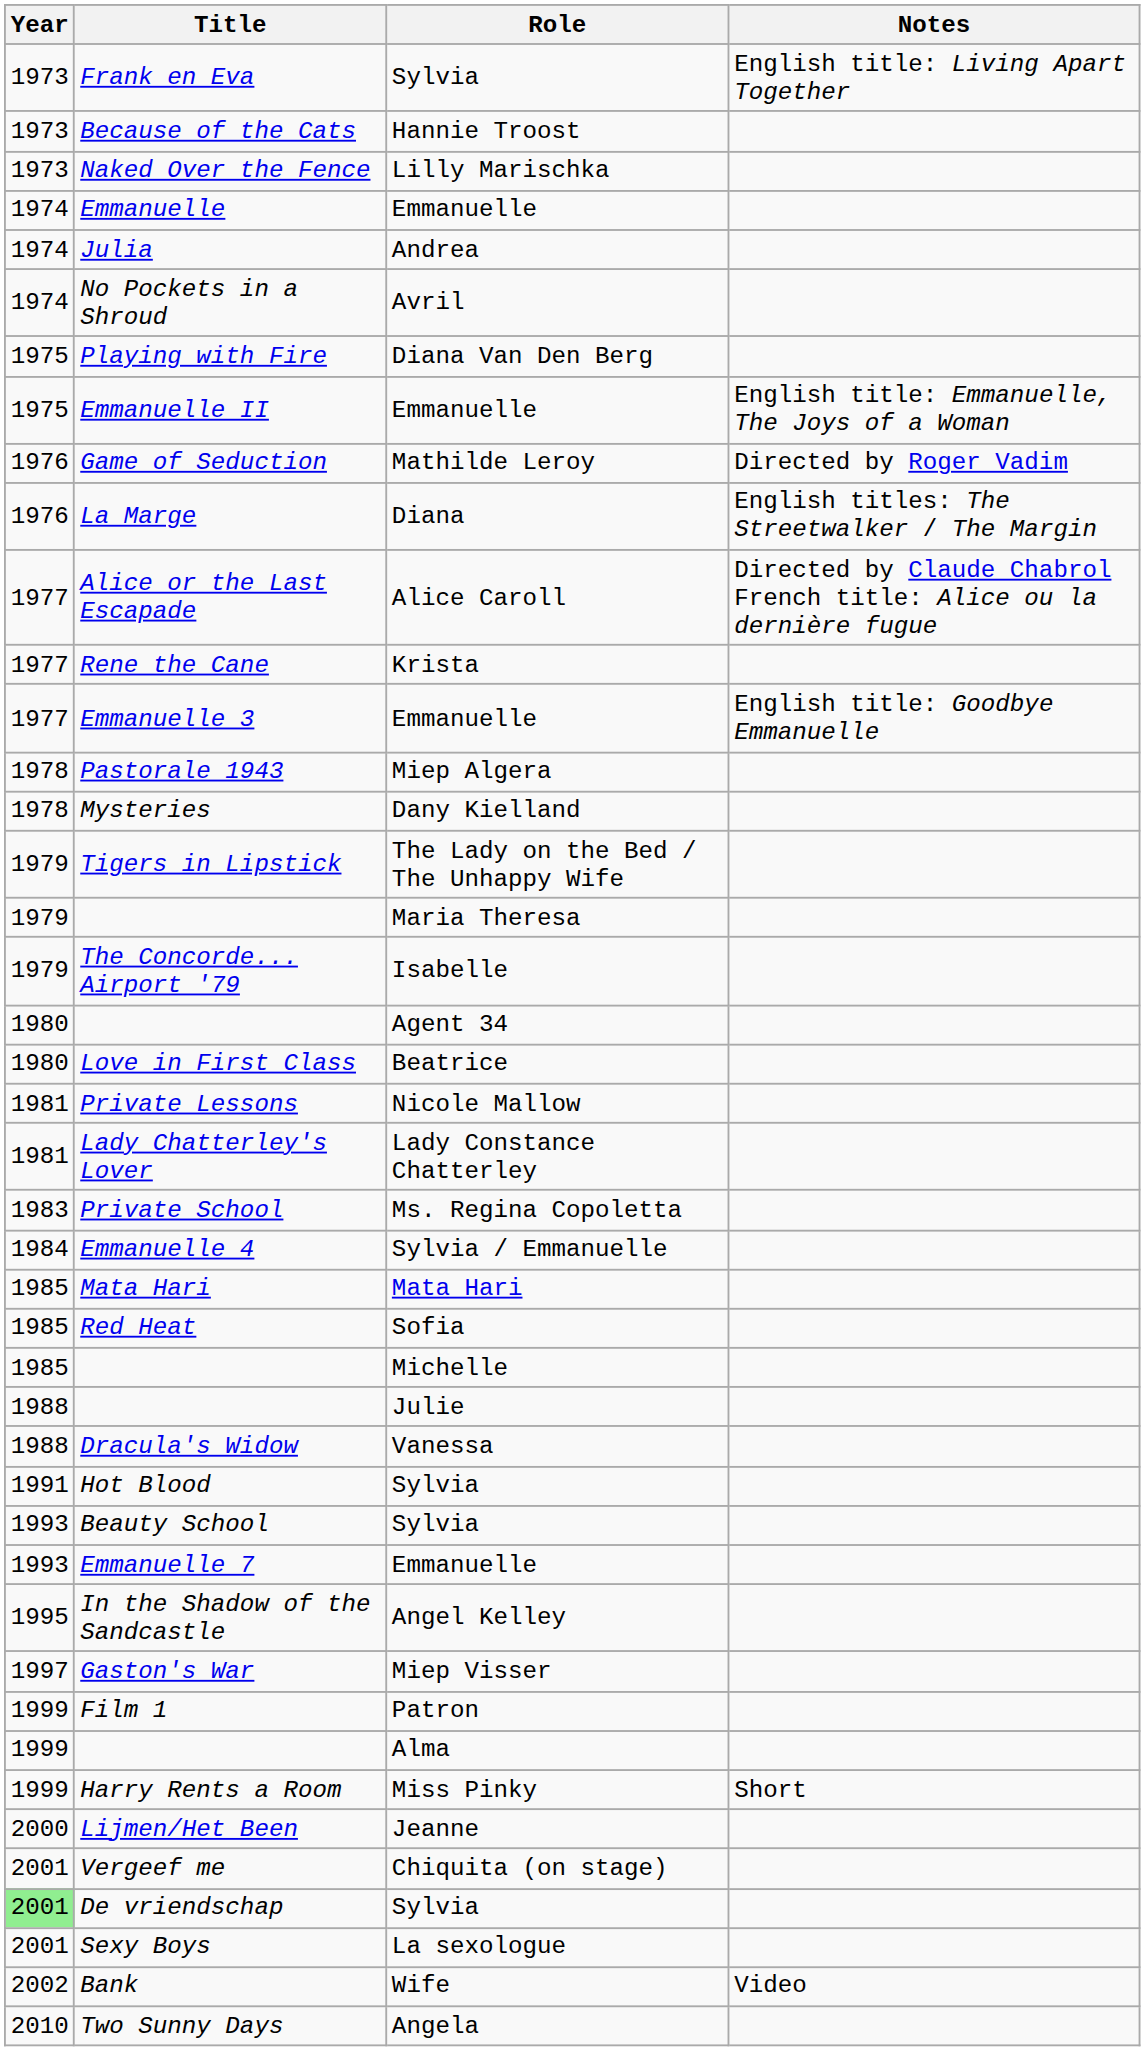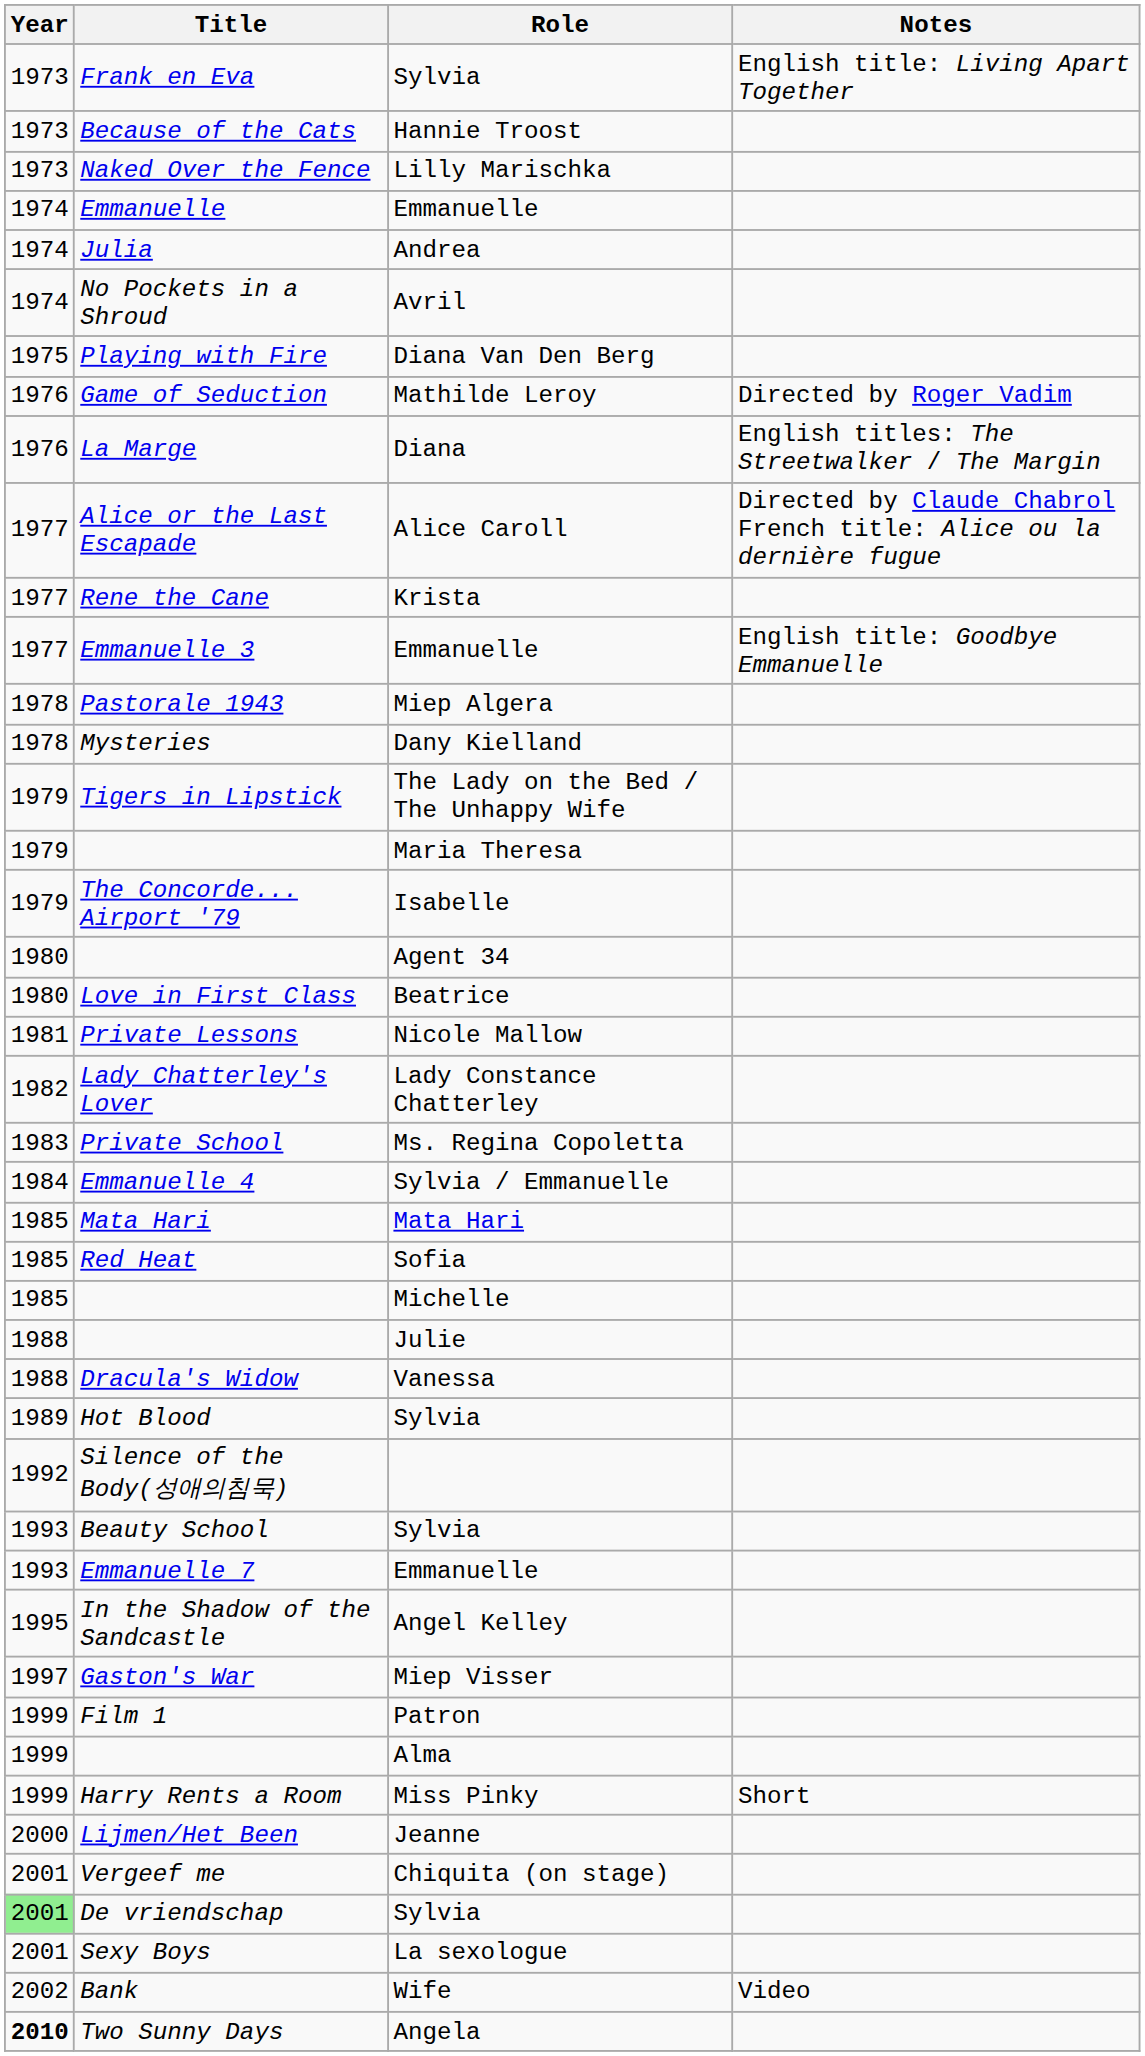- row: (175, 410)
(40, 1157) 1981 -> (40, 1089) 1982
(40, 1486) 1991 -> (40, 1419) 1989
+ row: (184, 1474)
(40, 2026) normal -> (40, 2032) bold
